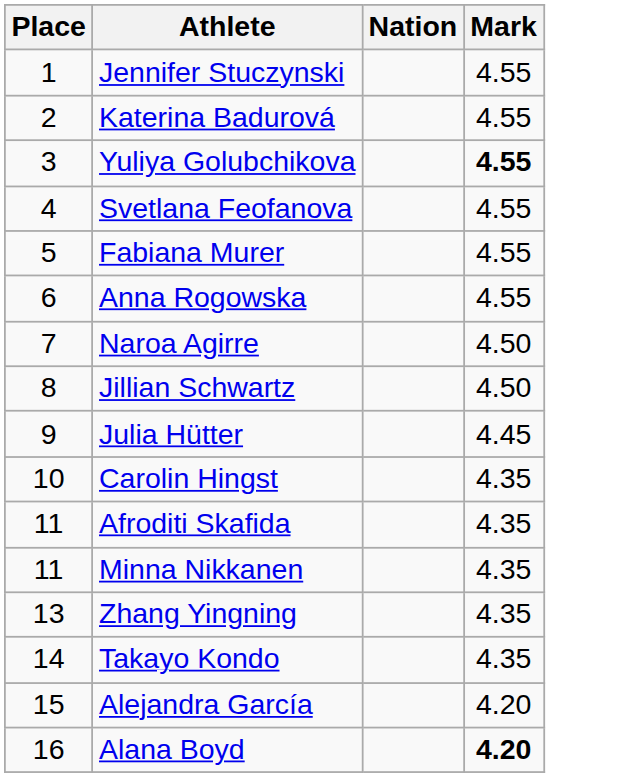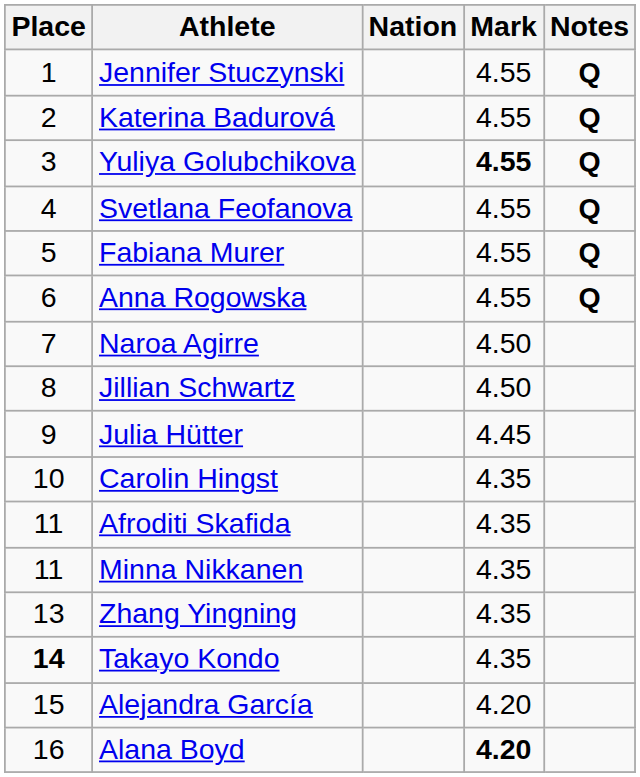+ column: (590, 27)
(49, 659) normal -> (49, 659) bold
